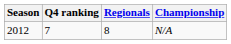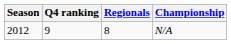(47, 30) 7 -> (47, 30) 9
